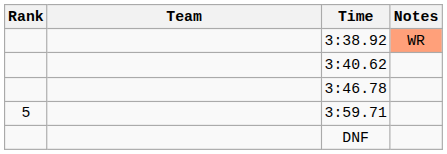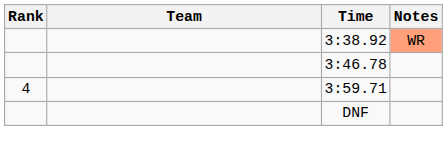- row: (356, 65)
(26, 113) 5 -> (26, 89) 4
